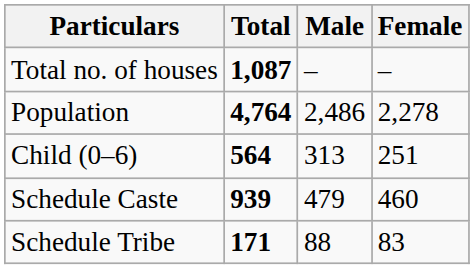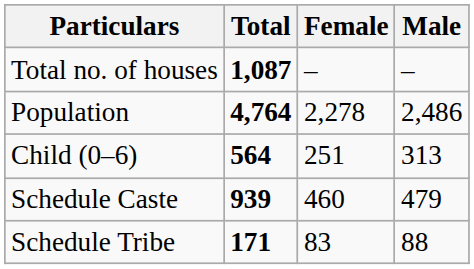columns swapped: (335, 26) <-> (420, 26)
